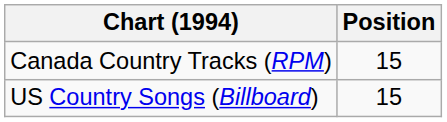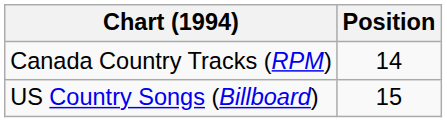(389, 60) 15 -> (389, 60) 14
